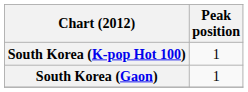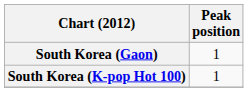rows swapped: (97, 76) <-> (97, 53)
